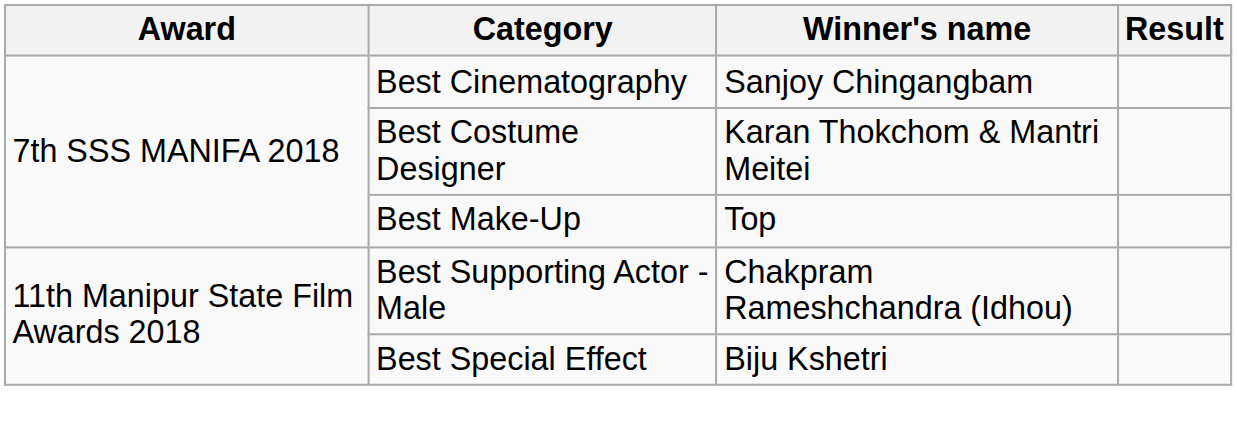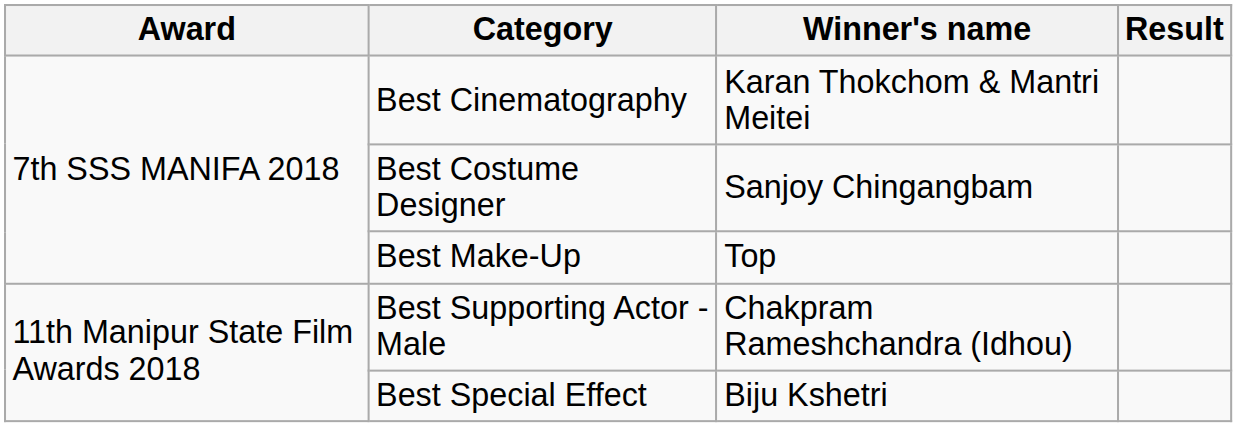(879, 81) Sanjoy Chingangbam -> (912, 99) Karan Thokchom & Mantri Meitei
(912, 150) Karan Thokchom & Mantri Meitei -> (879, 187) Sanjoy Chingangbam
